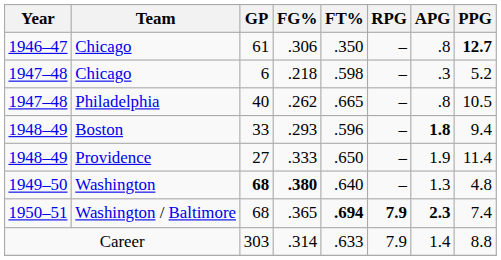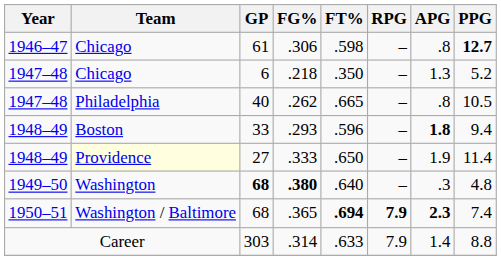(349, 46) .350 -> (349, 46) .598
(349, 74) .598 -> (349, 74) .350
(444, 74) .3 -> (440, 74) 1.3
(113, 157) no background -> (113, 157) lightyellow background
(440, 185) 1.3 -> (444, 185) .3
